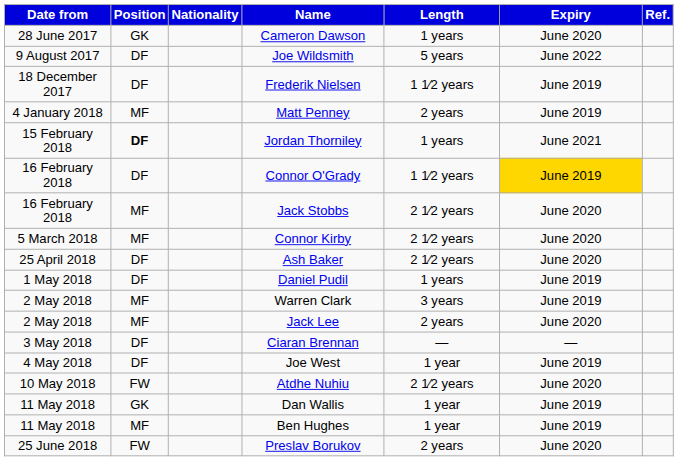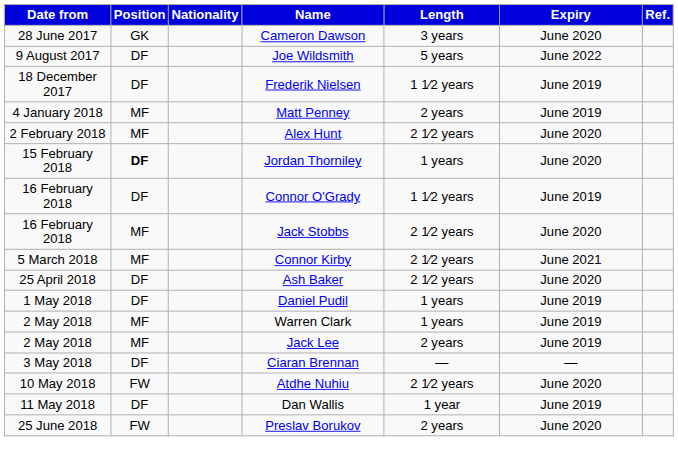(442, 36) 1 years -> (442, 36) 3 years
+ row: (313, 133)
(571, 141) June 2021 -> (571, 161) June 2020
(571, 176) gold background -> (571, 197) no background
(571, 239) June 2020 -> (571, 260) June 2021
(442, 301) 3 years -> (442, 322) 1 years
(571, 322) June 2020 -> (571, 343) June 2019
- row: (313, 363)
(140, 405) GK -> (140, 405) DF
- row: (313, 425)
